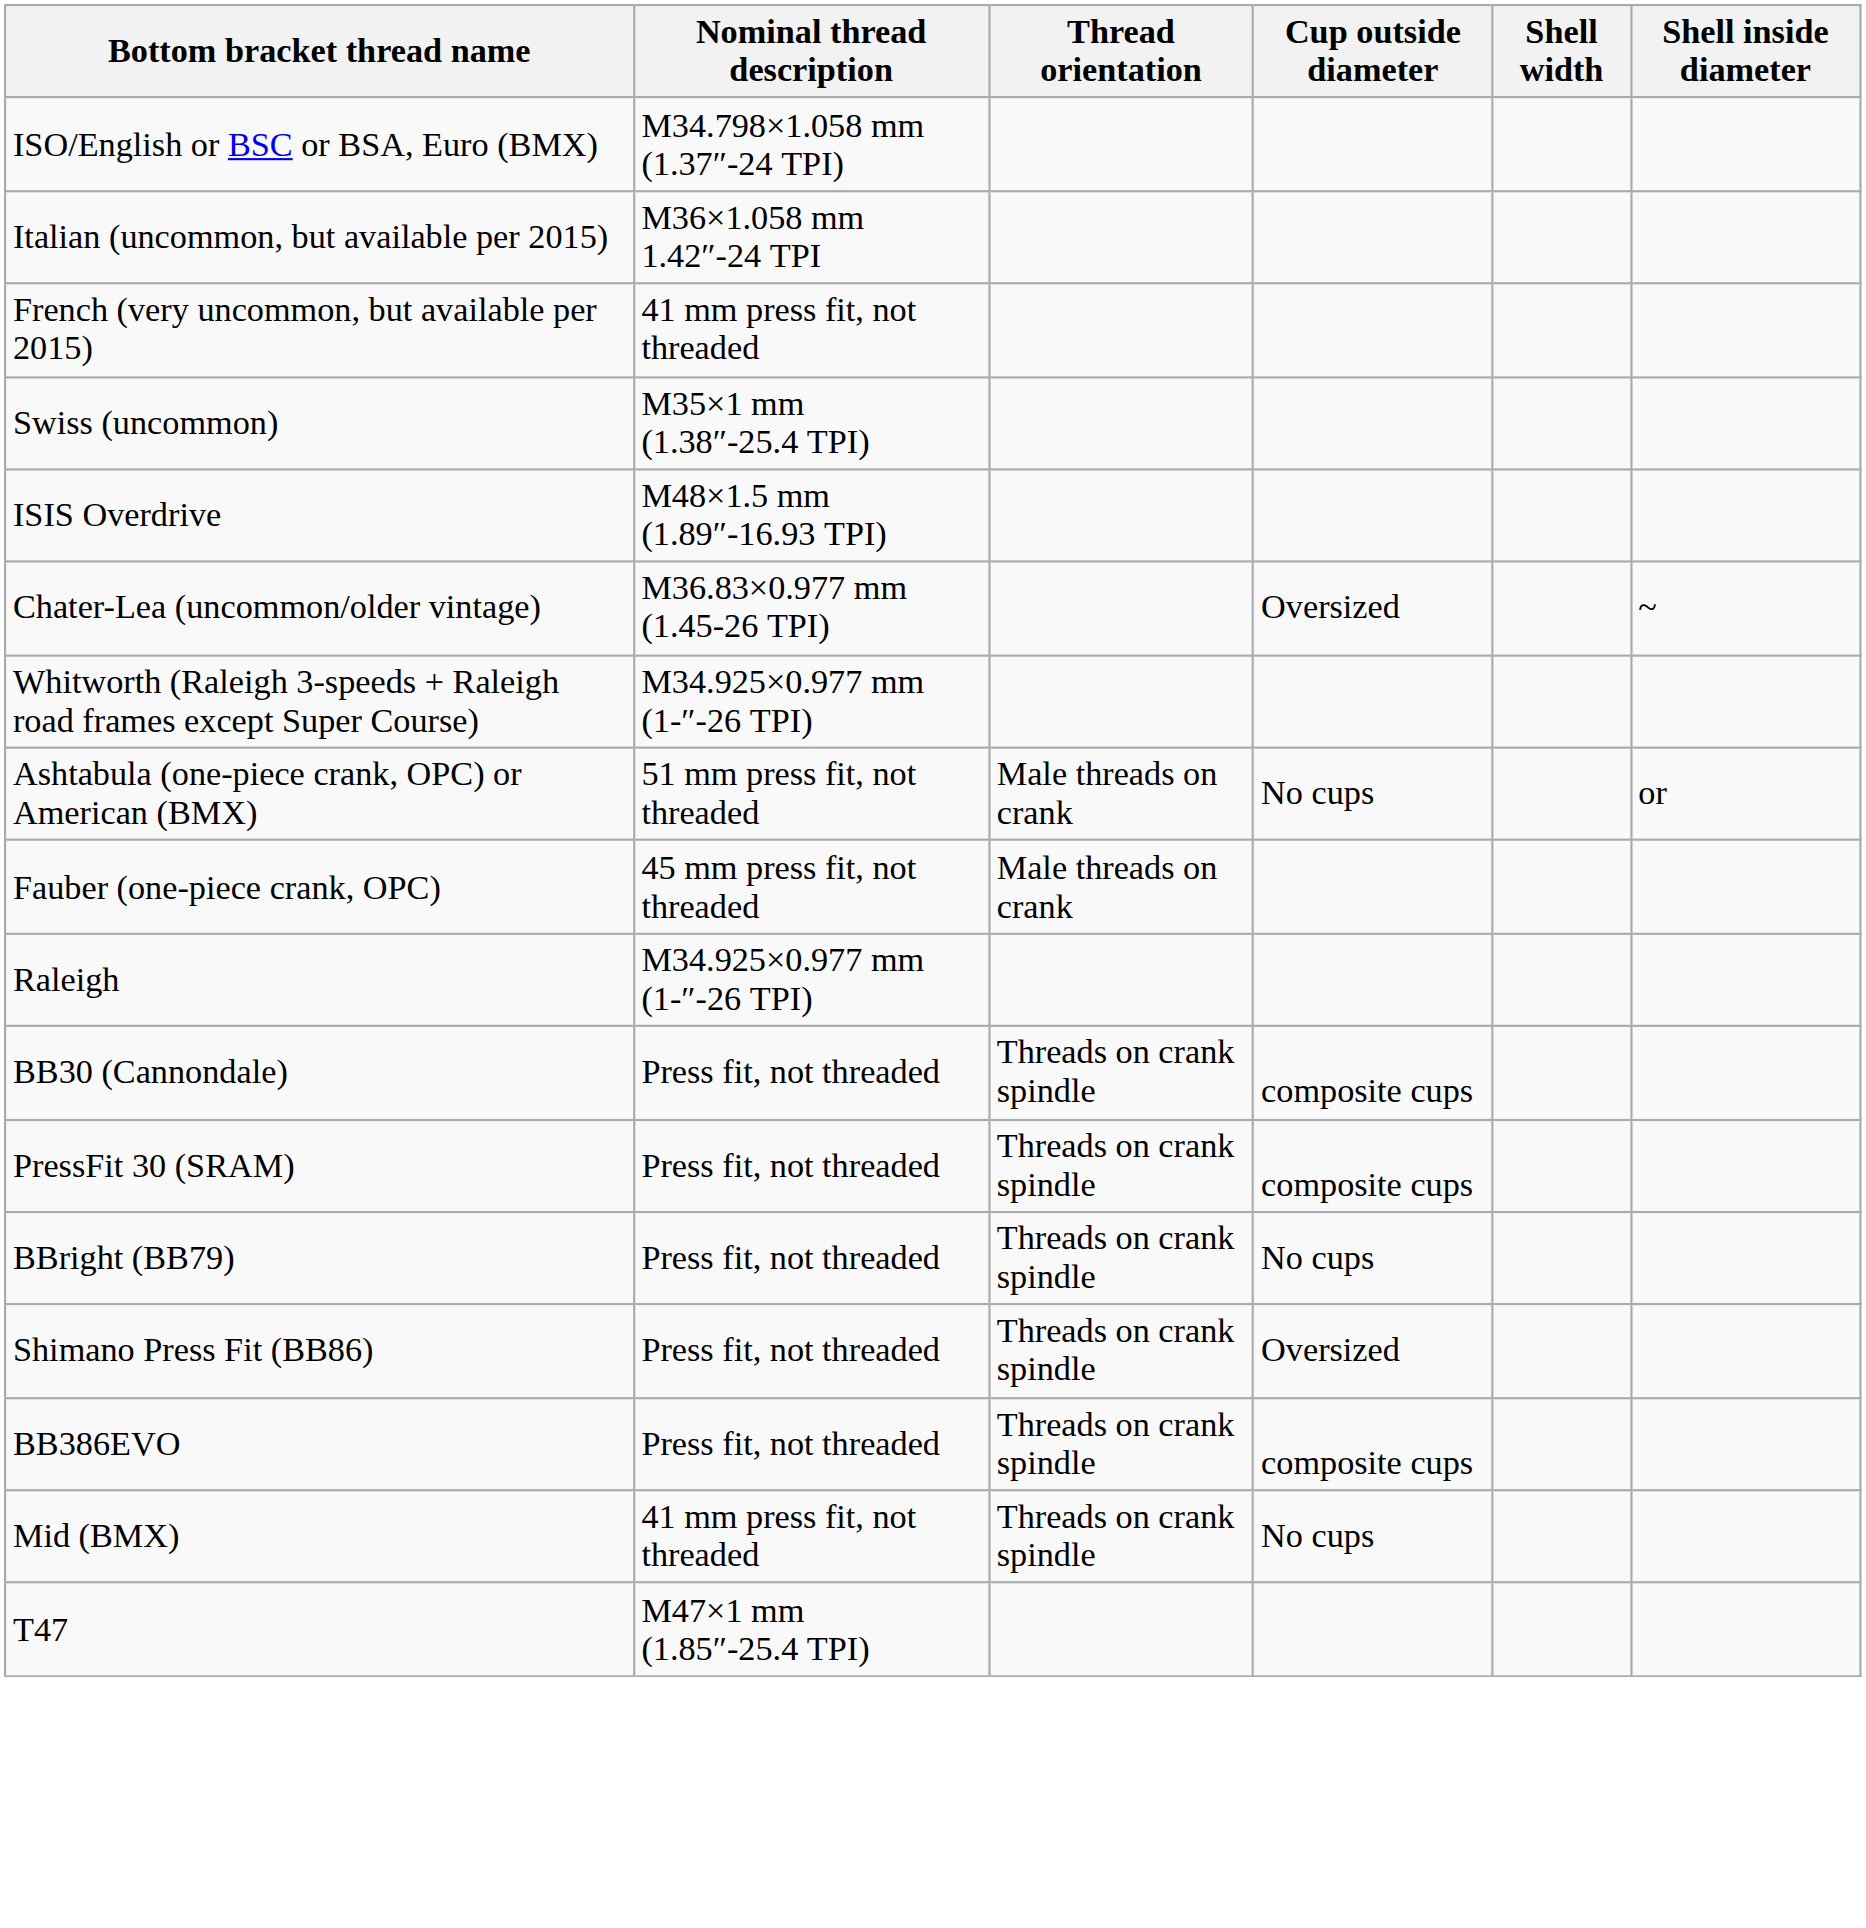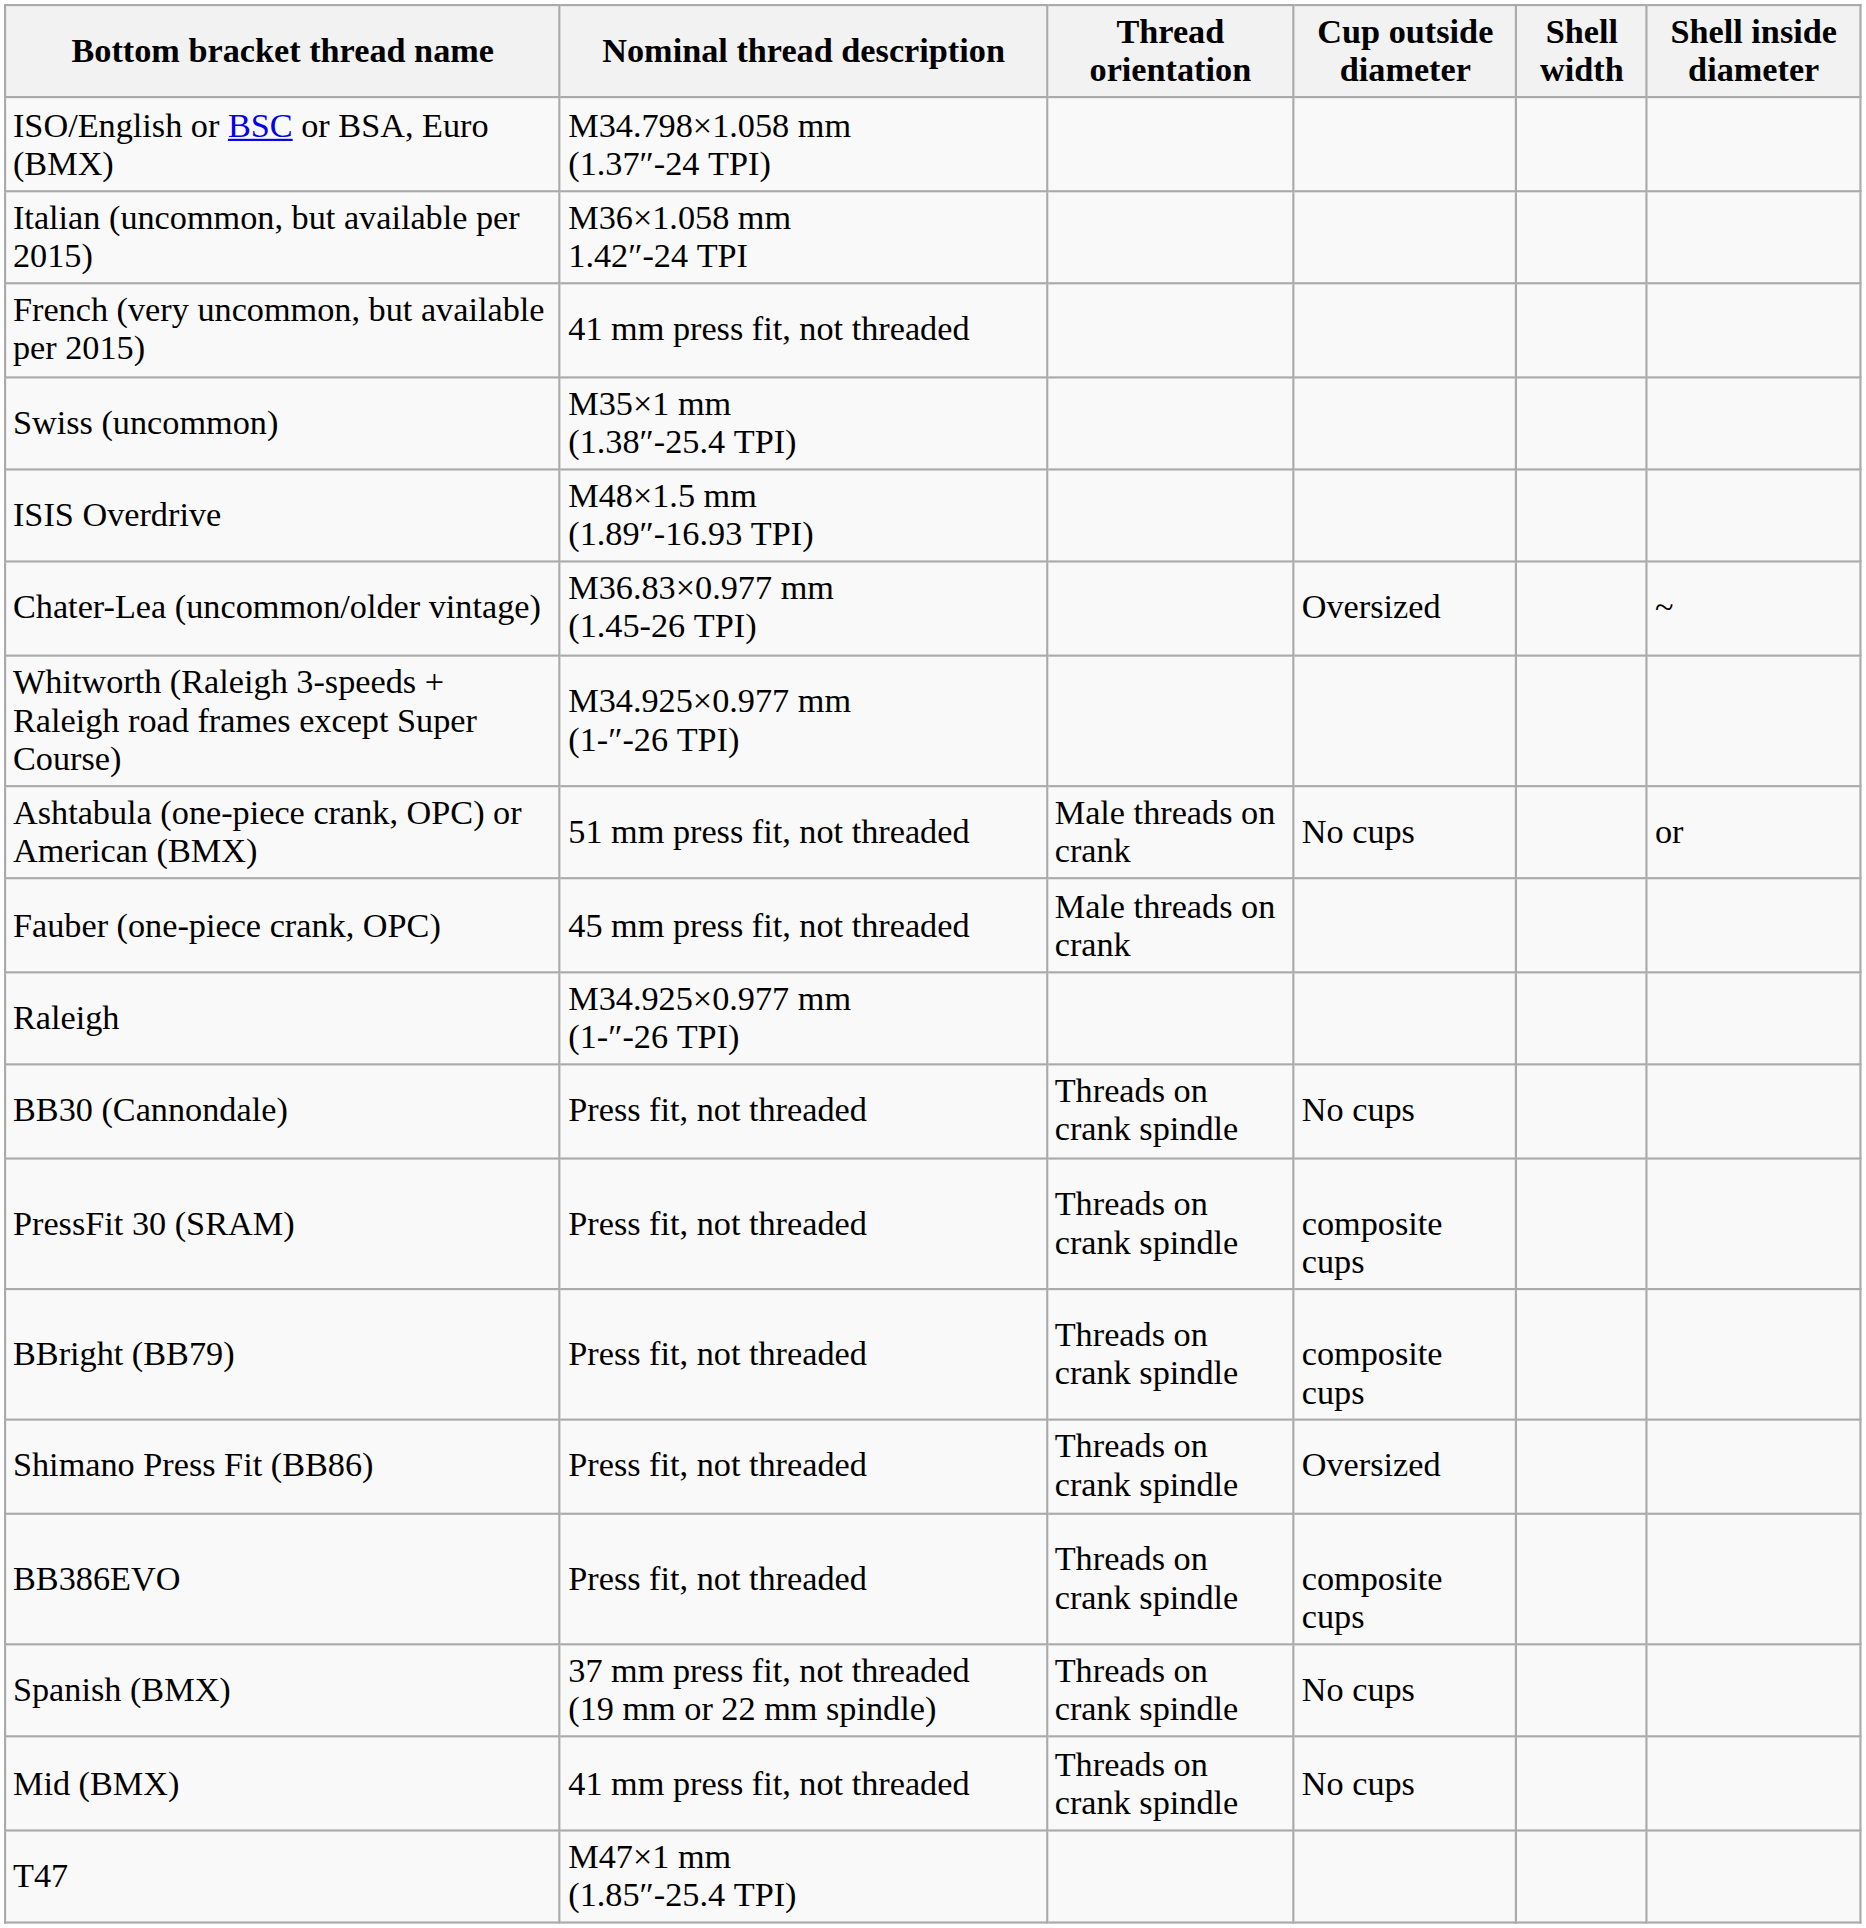(1367, 1091) composite cups -> (1358, 1110) No cups
(1318, 1257) No cups -> (1372, 1373) composite cups
+ row: (122, 1690)
